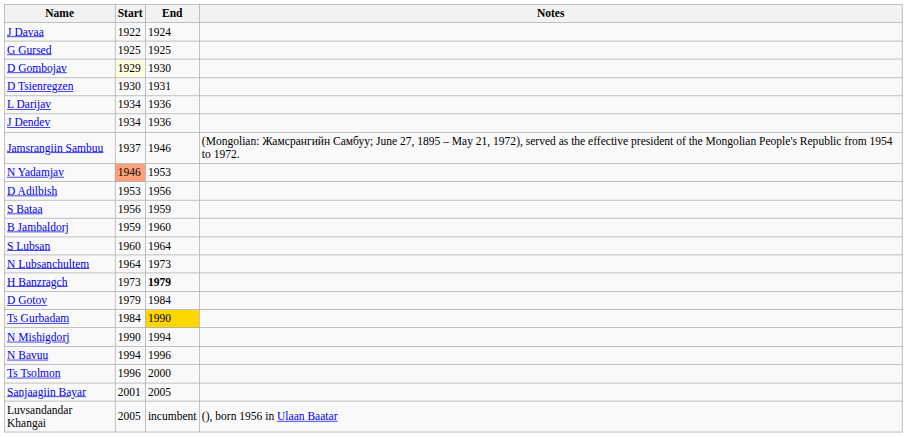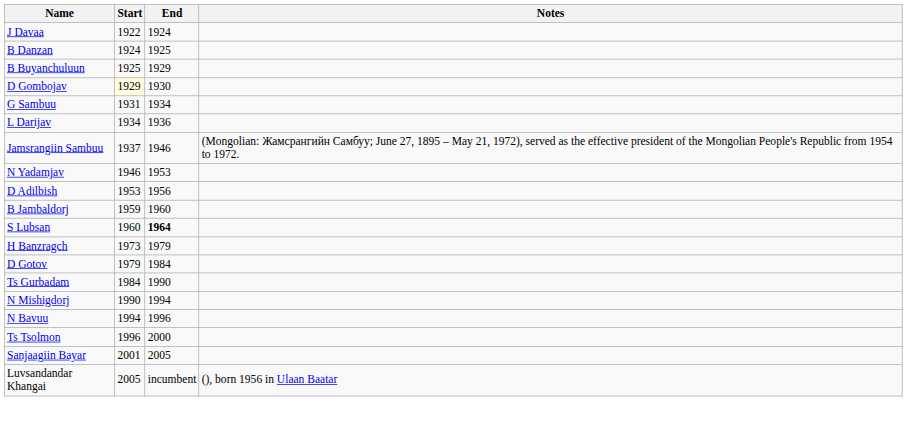+ row: (30, 50)
- row: (29, 50)
+ row: (46, 68)
- row: (40, 86)
+ row: (31, 104)
- row: (29, 123)
(129, 172) lightsalmon background -> (129, 172) no background
- row: (25, 209)
(159, 245) normal -> (159, 227) bold
- row: (48, 264)
(159, 282) bold -> (159, 245) normal
(159, 318) gold background -> (159, 282) no background
